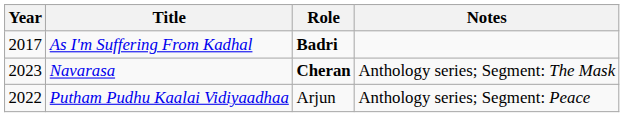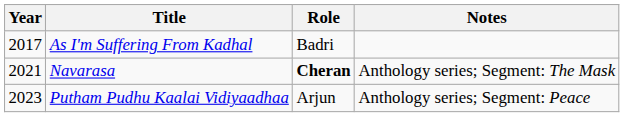(317, 44) bold -> (315, 44) normal
(25, 71) 2023 -> (25, 71) 2021
(25, 97) 2022 -> (25, 97) 2023
